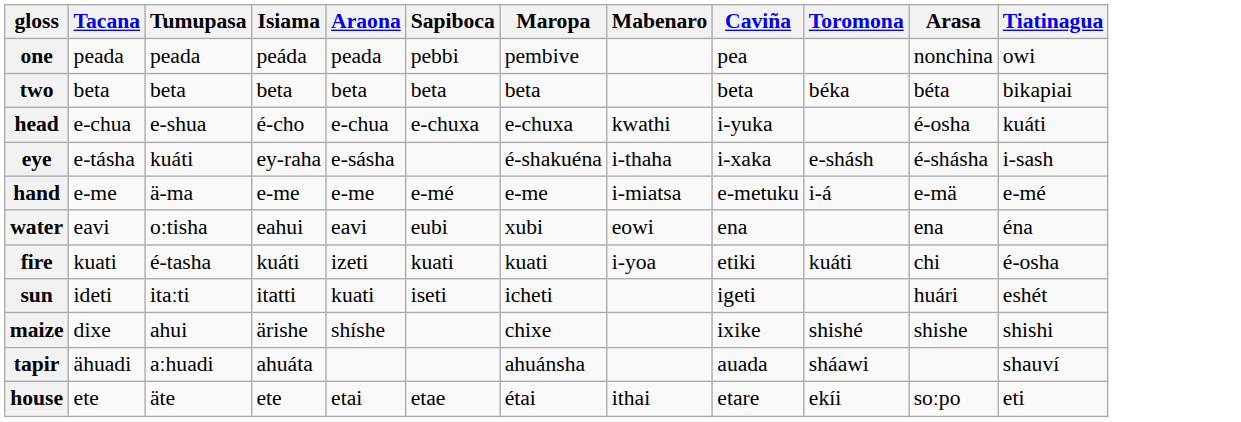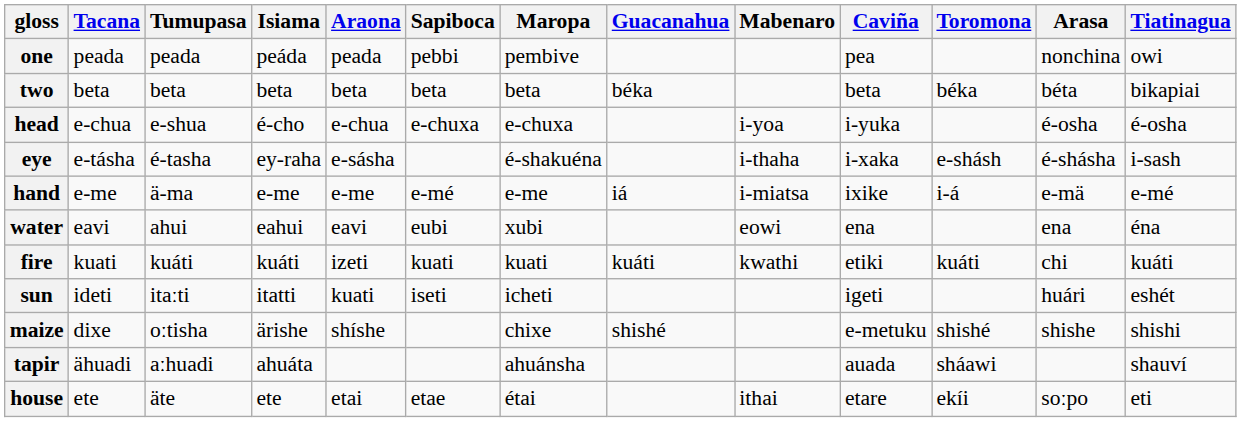+ column: (671, 21)
(641, 124) kwathi -> (762, 124) i-yoa
(1024, 124) kuáti -> (1159, 124) é-osha
(172, 158) kuáti -> (181, 158) é-tasha
(758, 192) e-metuku -> (867, 192) ixike
(179, 227) oːtisha -> (169, 227) ahui
(181, 261) é-tasha -> (172, 261) kuáti
(634, 261) i-yoa -> (769, 261) kwathi
(1031, 261) é-osha -> (1152, 261) kuáti
(169, 329) ahui -> (179, 329) oːtisha
(739, 329) ixike -> (886, 329) e-metuku
